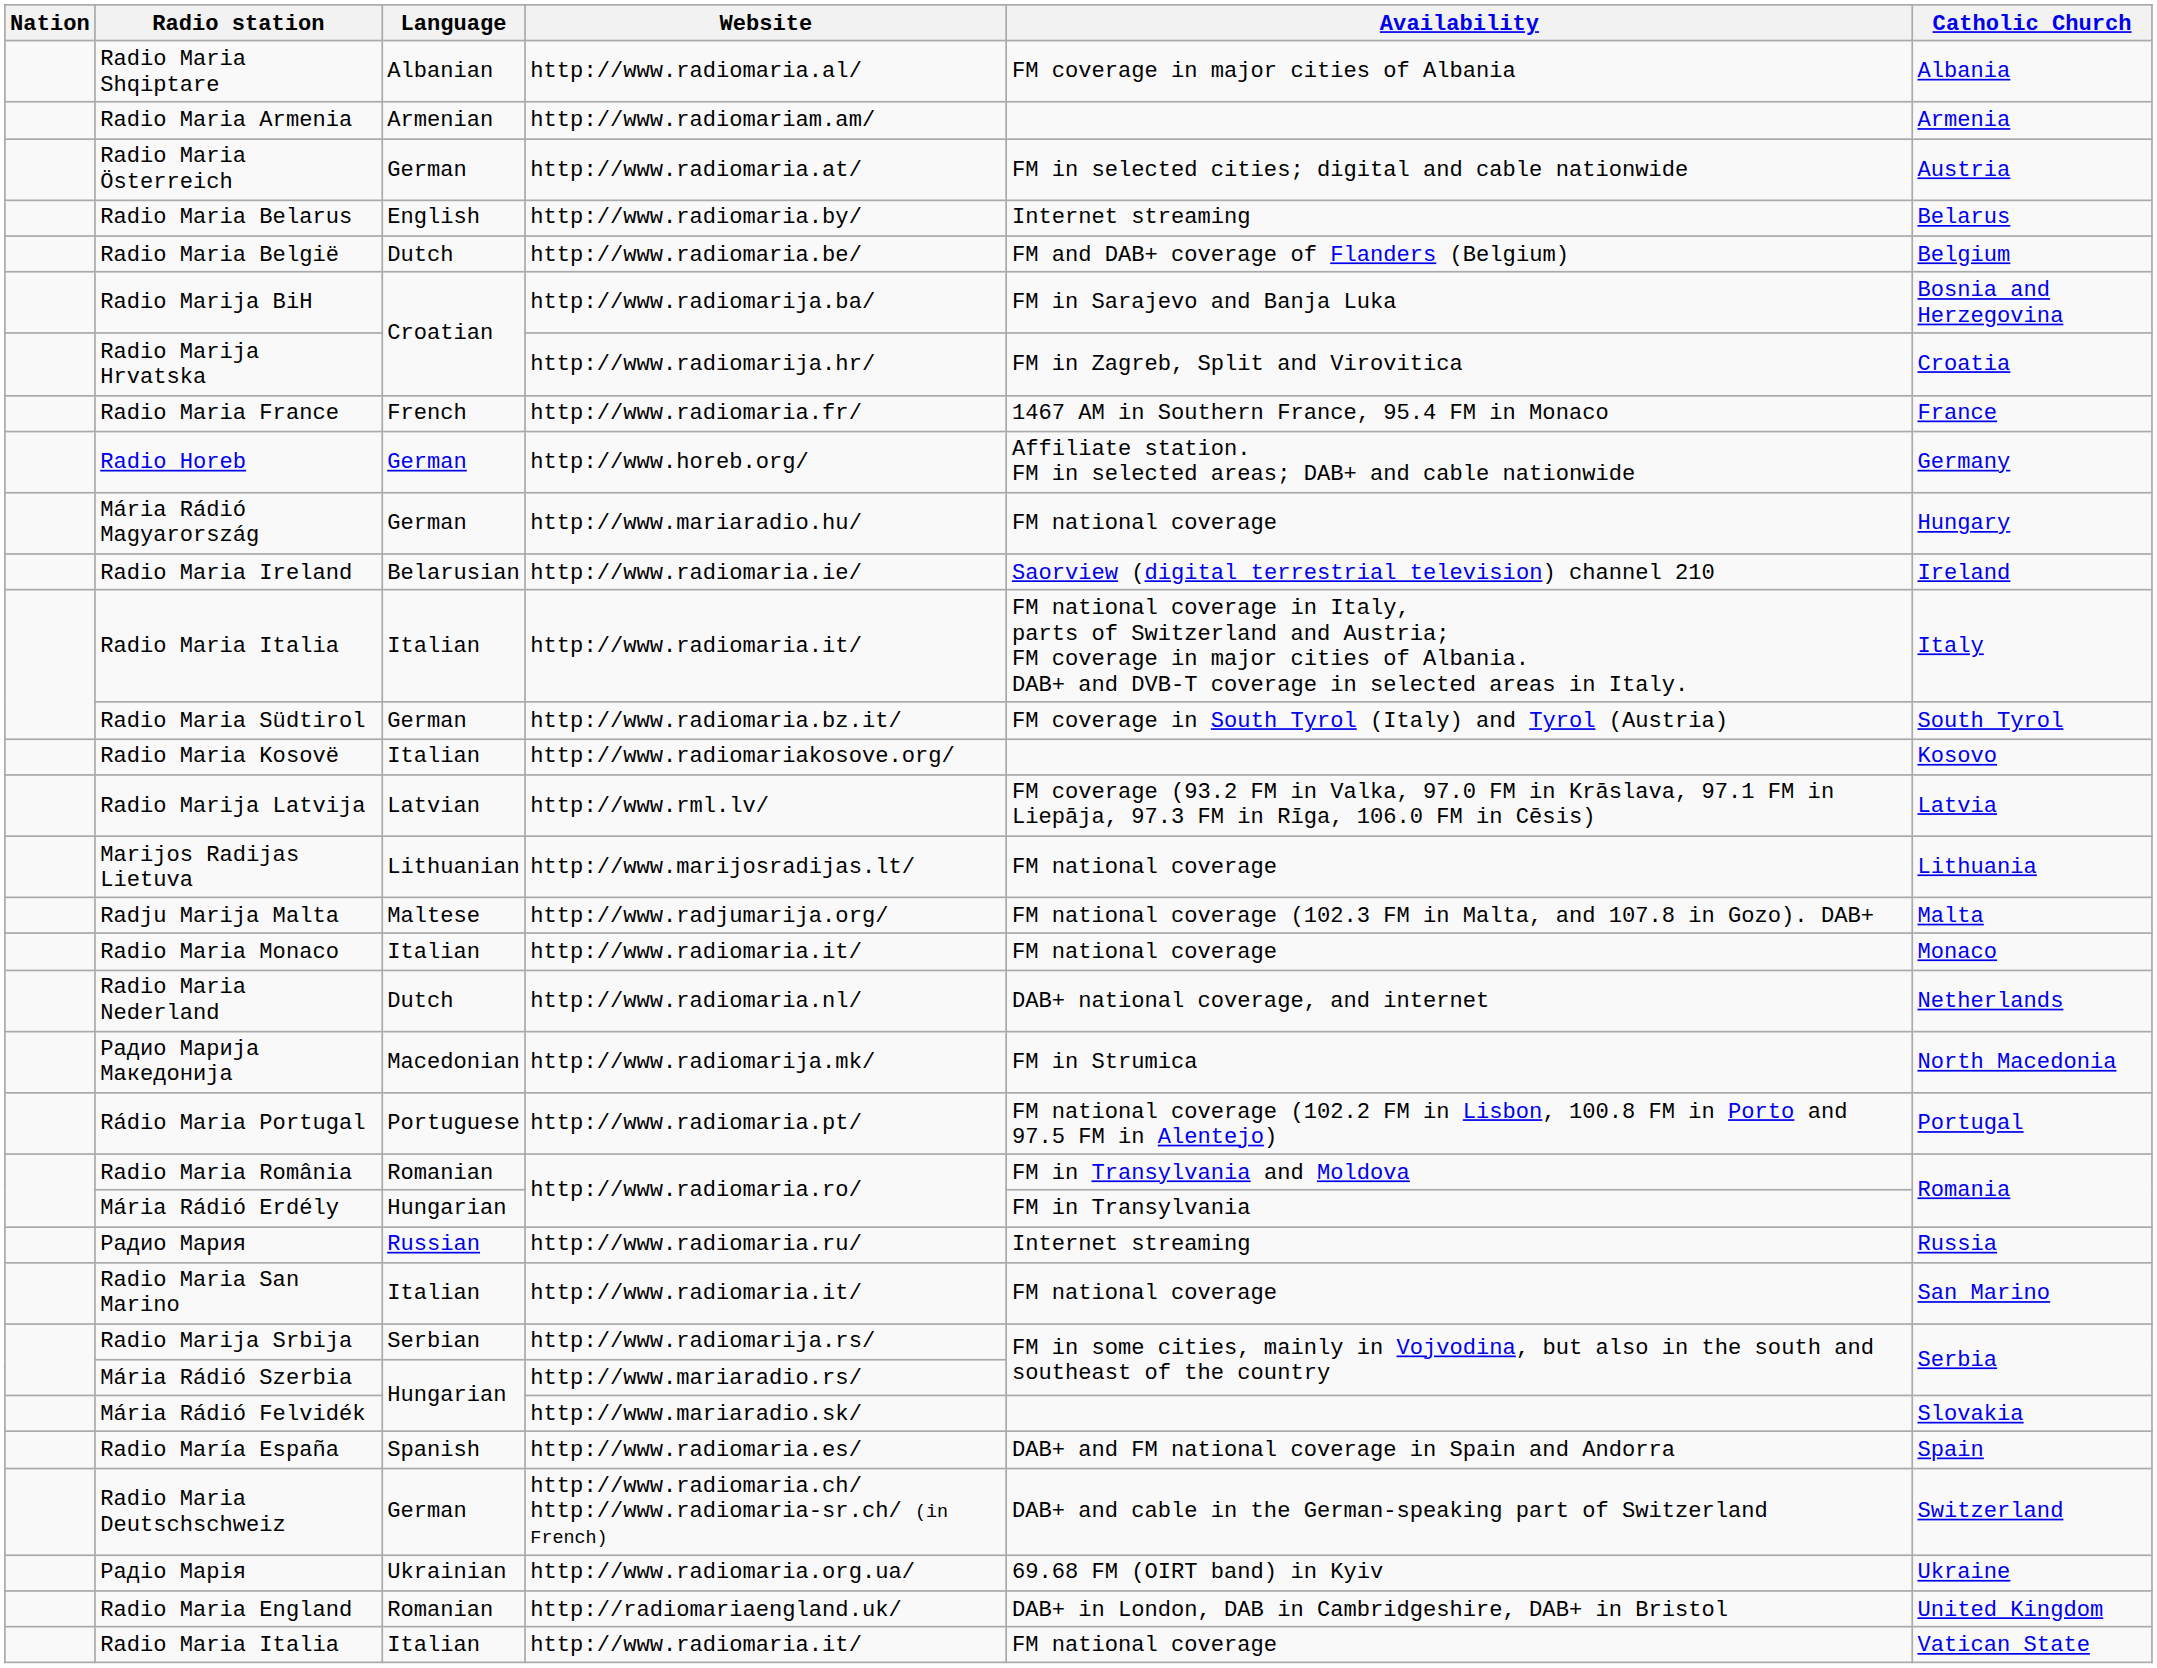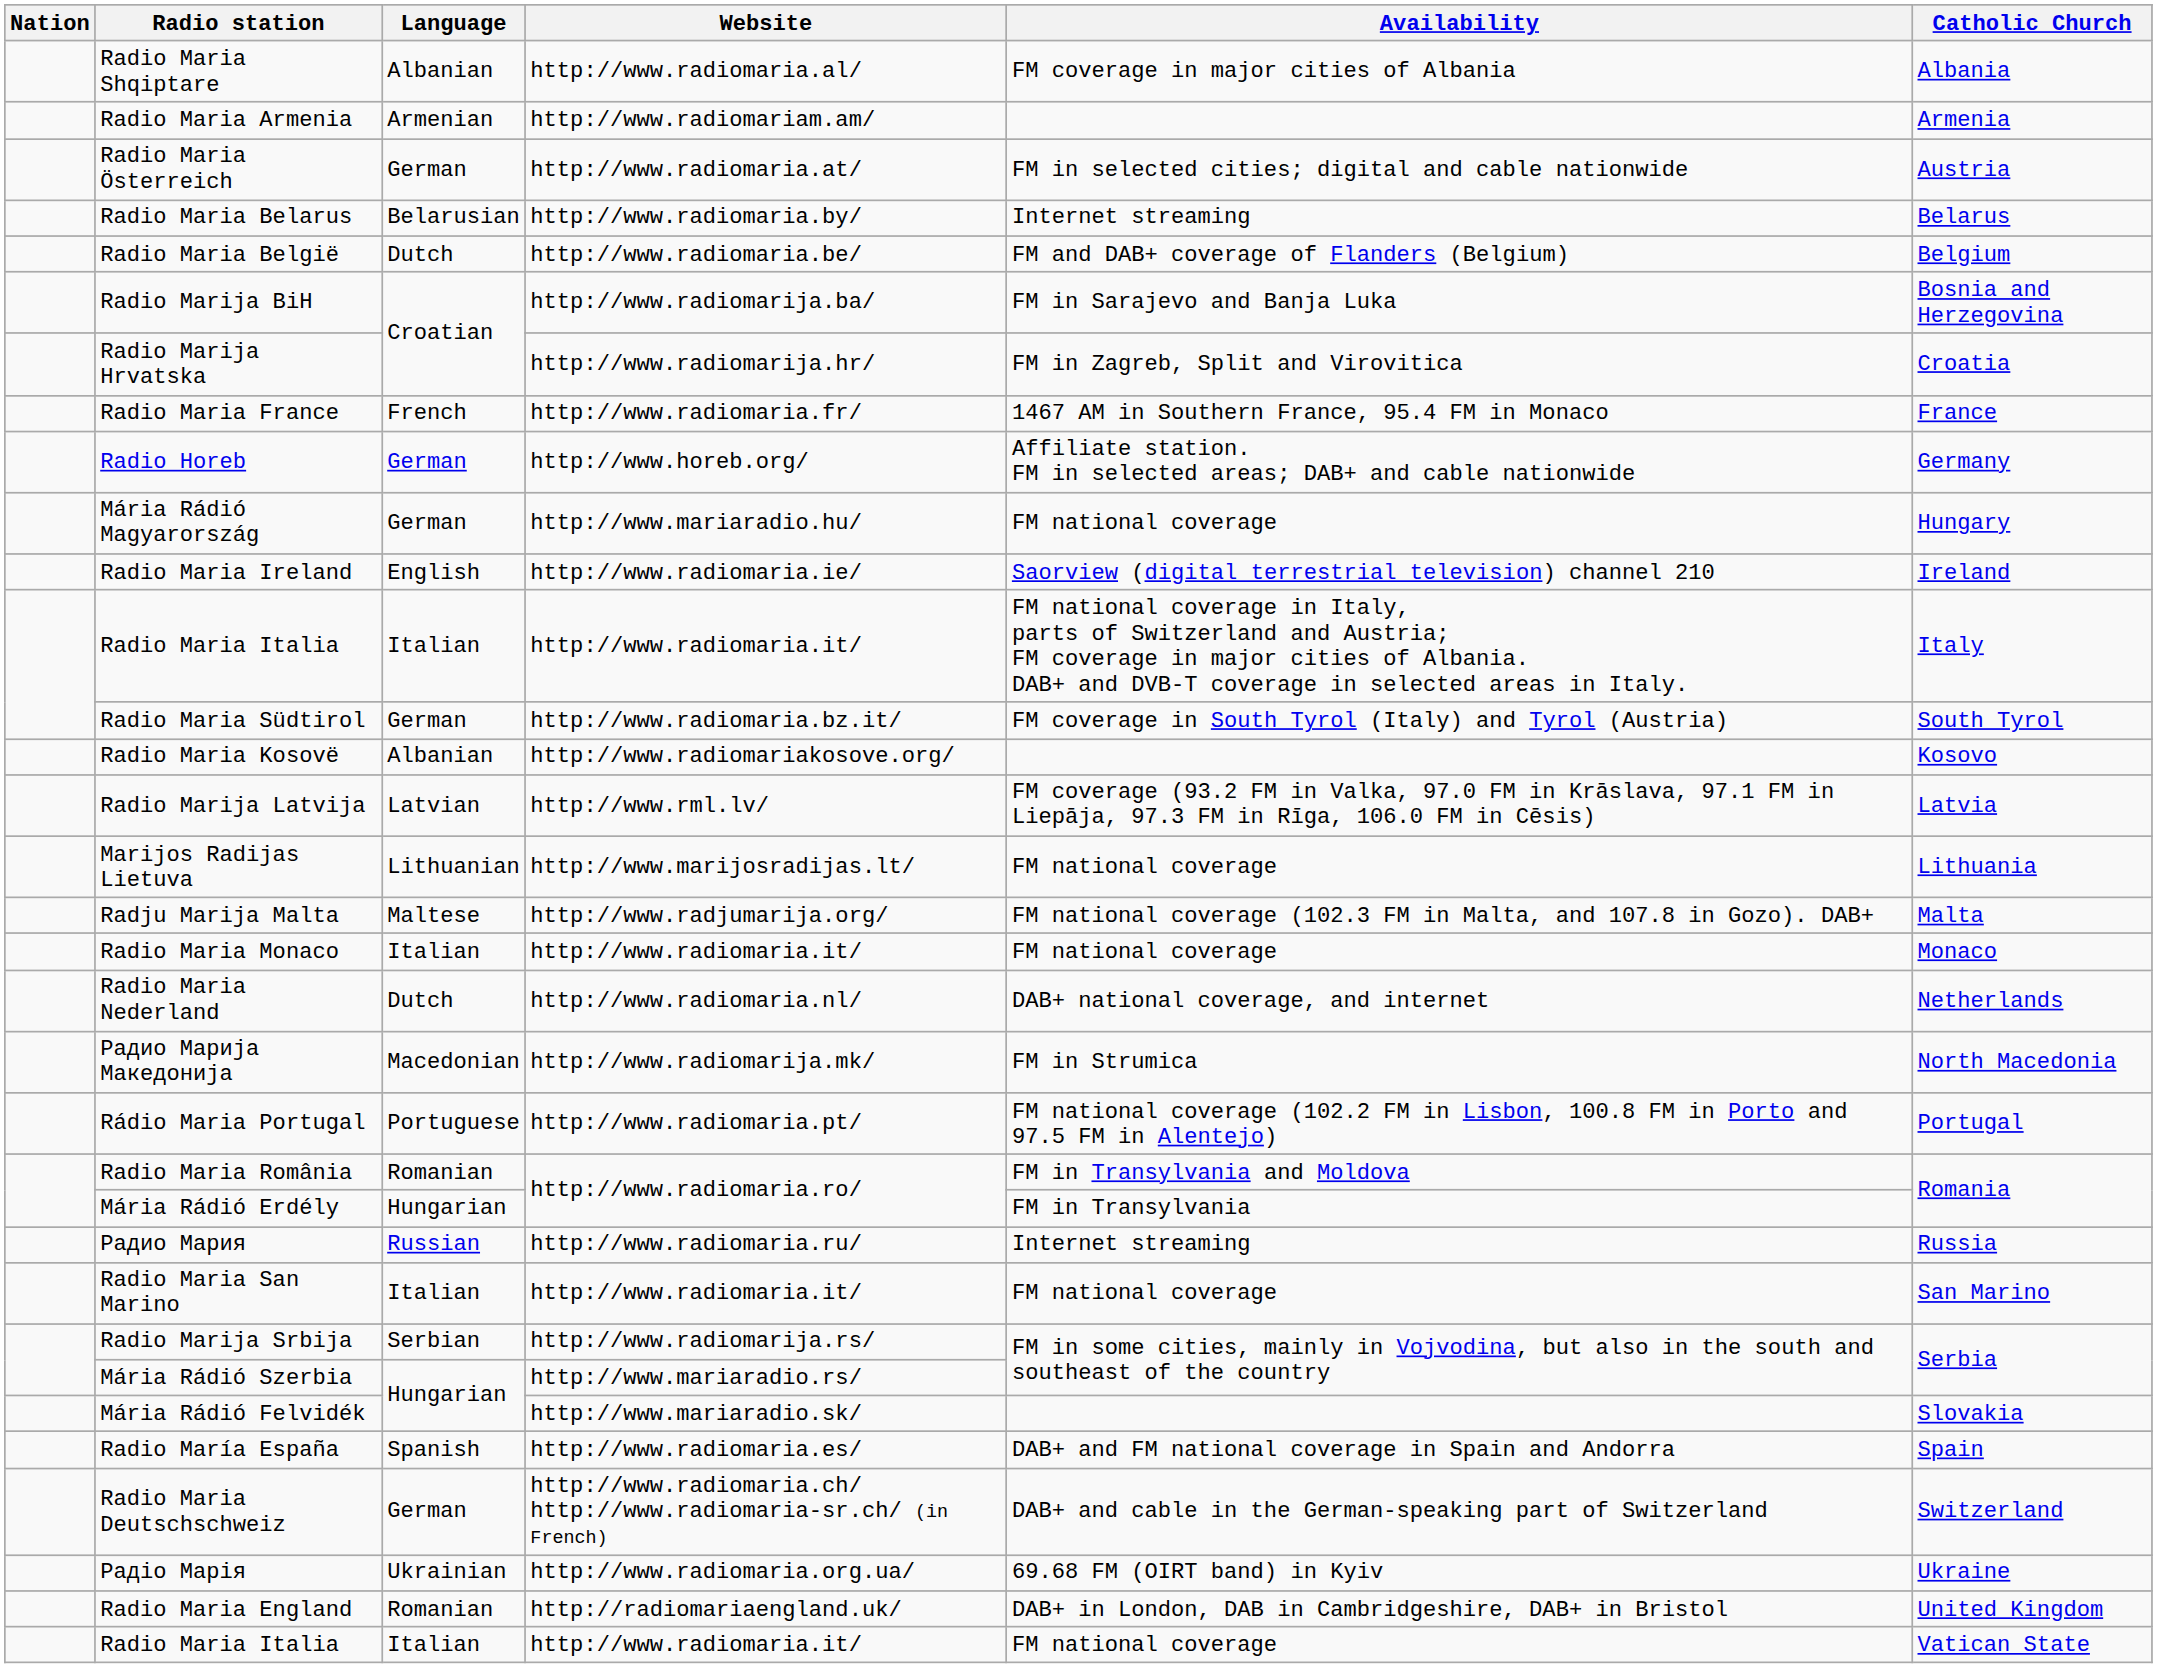(434, 218) English -> (454, 218) Belarusian
(454, 572) Belarusian -> (434, 572) English
(434, 757) Italian -> (440, 757) Albanian
